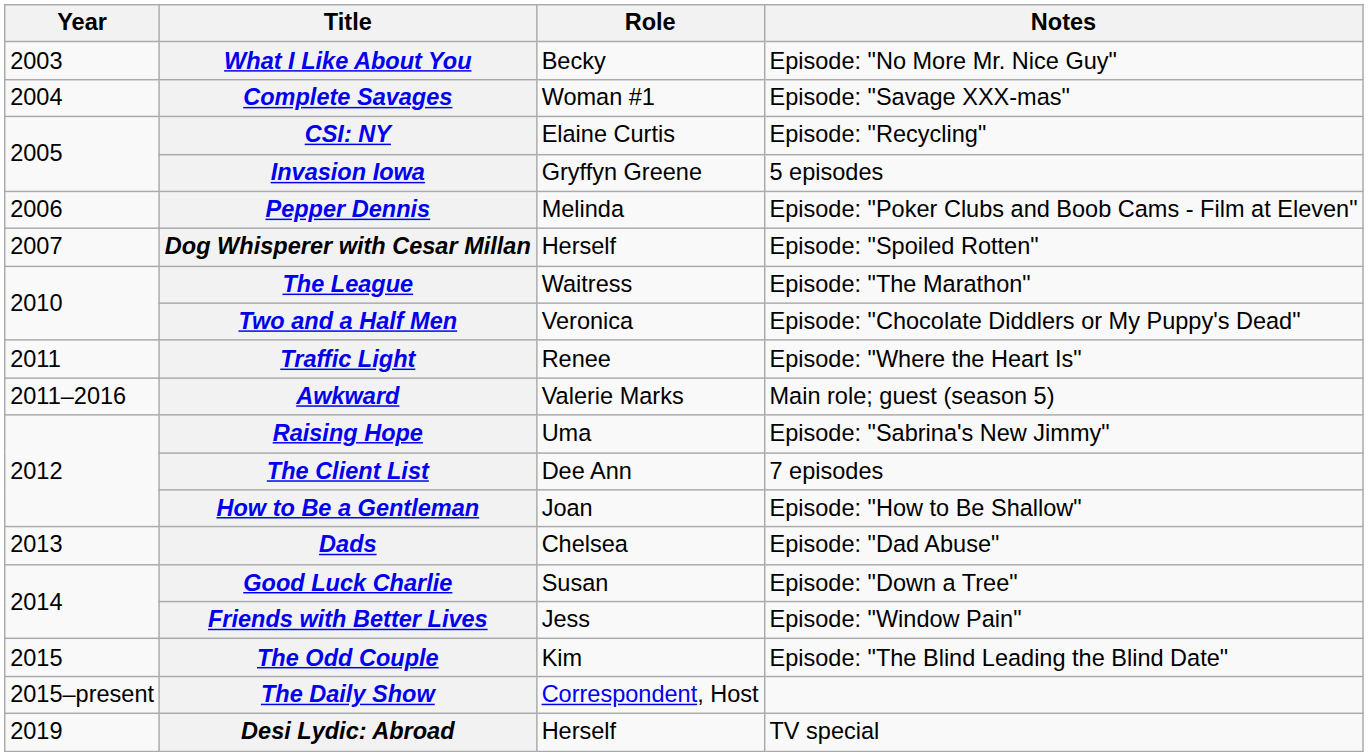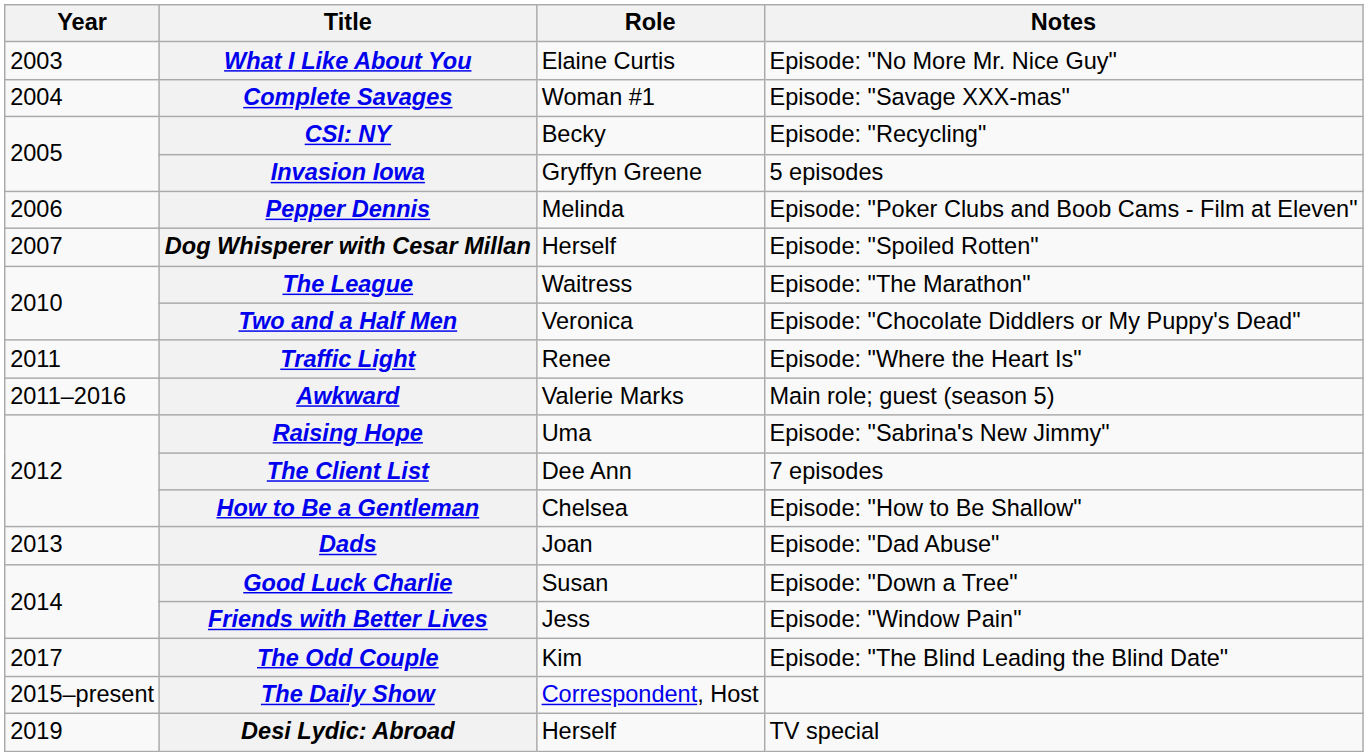(574, 60) Becky -> (608, 60) Elaine Curtis
(608, 135) Elaine Curtis -> (574, 135) Becky
(567, 508) Joan -> (585, 508) Chelsea
(585, 545) Chelsea -> (567, 545) Joan
(36, 657) 2015 -> (36, 657) 2017
